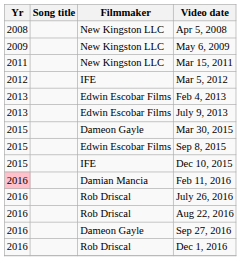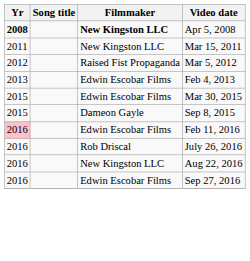(17, 29) normal -> (17, 29) bold
(122, 29) normal -> (124, 29) bold
- row: (203, 46)
(88, 79) IFE -> (130, 63) Raised Fist Propaganda
- row: (202, 113)
(112, 130) Dameon Gayle -> (126, 96) Edwin Escobar Films
(126, 146) Edwin Escobar Films -> (112, 113) Dameon Gayle
- row: (204, 163)
(114, 180) Damian Mancia -> (126, 130) Edwin Escobar Films
(106, 213) Rob Driscal -> (122, 163) New Kingston LLC
(112, 230) Dameon Gayle -> (126, 180) Edwin Escobar Films
- row: (202, 247)
